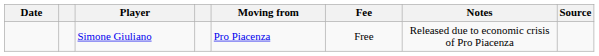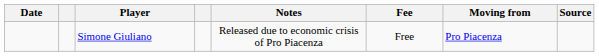columns swapped: (268, 13) <-> (480, 13)
